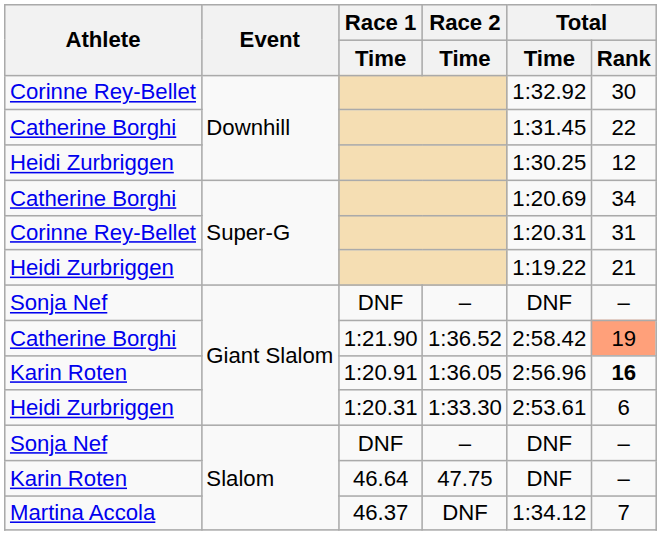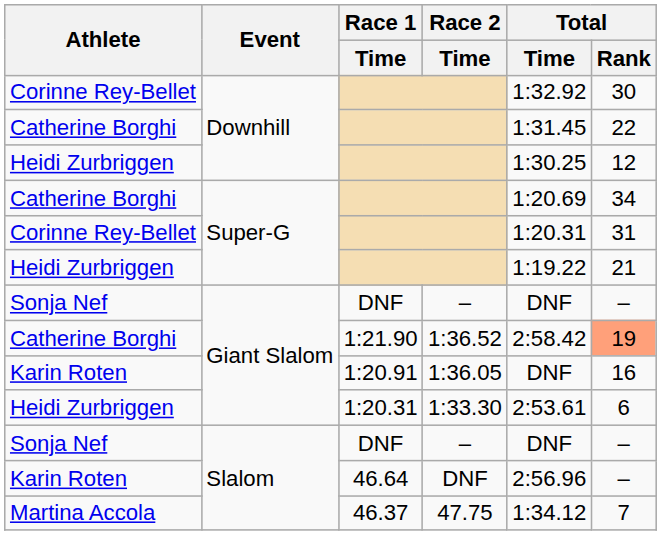(549, 373) 2:56.96 -> (549, 373) DNF
(624, 373) bold -> (624, 373) normal
(465, 478) 47.75 -> (465, 478) DNF
(549, 478) DNF -> (549, 478) 2:56.96
(465, 513) DNF -> (465, 513) 47.75
